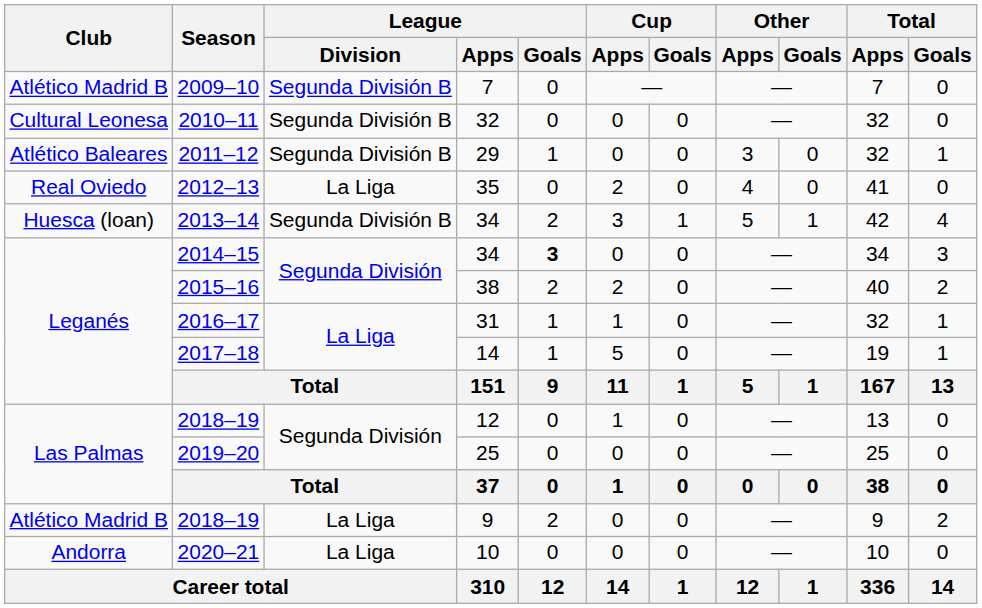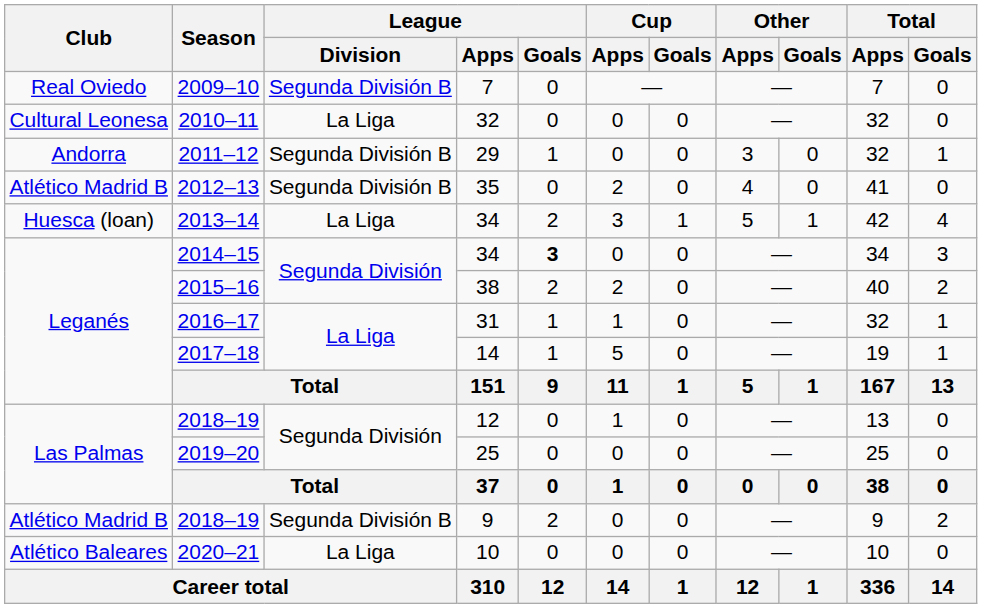(89, 87) Atlético Madrid B -> (89, 87) Real Oviedo
(360, 120) Segunda División B -> (360, 120) La Liga
(89, 154) Atlético Baleares -> (89, 154) Andorra
(89, 187) Real Oviedo -> (89, 187) Atlético Madrid B
(360, 187) La Liga -> (360, 187) Segunda División B
(360, 220) Segunda División B -> (360, 220) La Liga
(360, 519) La Liga -> (360, 519) Segunda División B
(89, 552) Andorra -> (89, 552) Atlético Baleares
